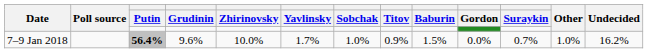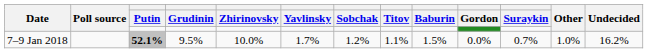(147, 40) 56.4% -> (147, 40) 52.1%
(191, 40) 9.6% -> (191, 40) 9.5%
(357, 40) 1.0% -> (357, 40) 1.2%
(396, 40) 0.9% -> (396, 40) 1.1%
